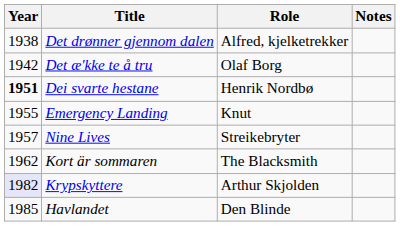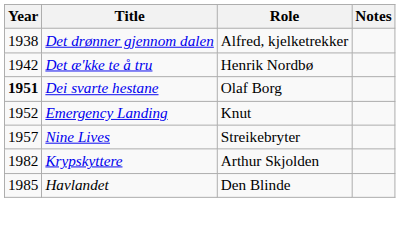(251, 64) Olaf Borg -> (267, 64) Henrik Nordbø
(267, 88) Henrik Nordbø -> (251, 88) Olaf Borg
(23, 112) 1955 -> (23, 112) 1952
- row: (101, 161)
(23, 185) lavender background -> (23, 161) no background
